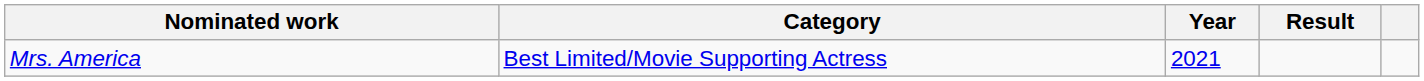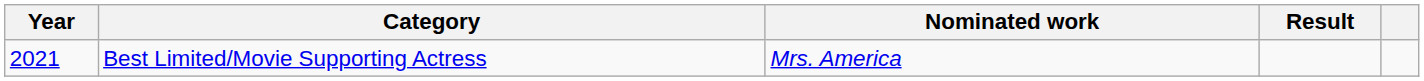columns swapped: (1212, 22) <-> (252, 22)
